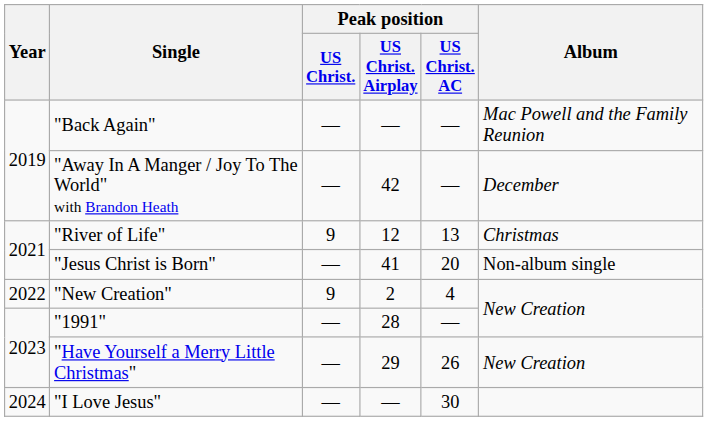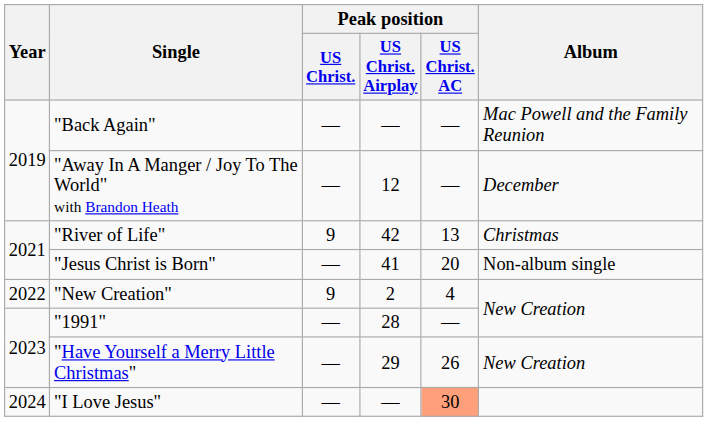(390, 185) 42 -> (390, 185) 12
(390, 235) 12 -> (390, 235) 42
(450, 401) no background -> (450, 401) lightsalmon background
